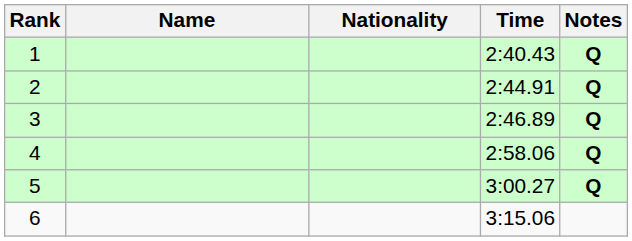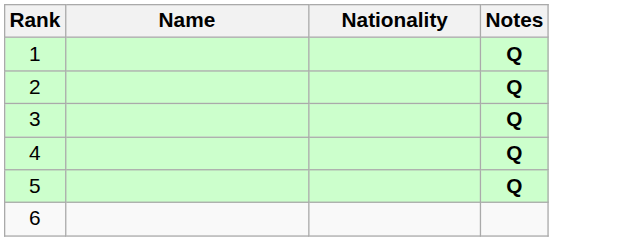- column: (520, 20)
